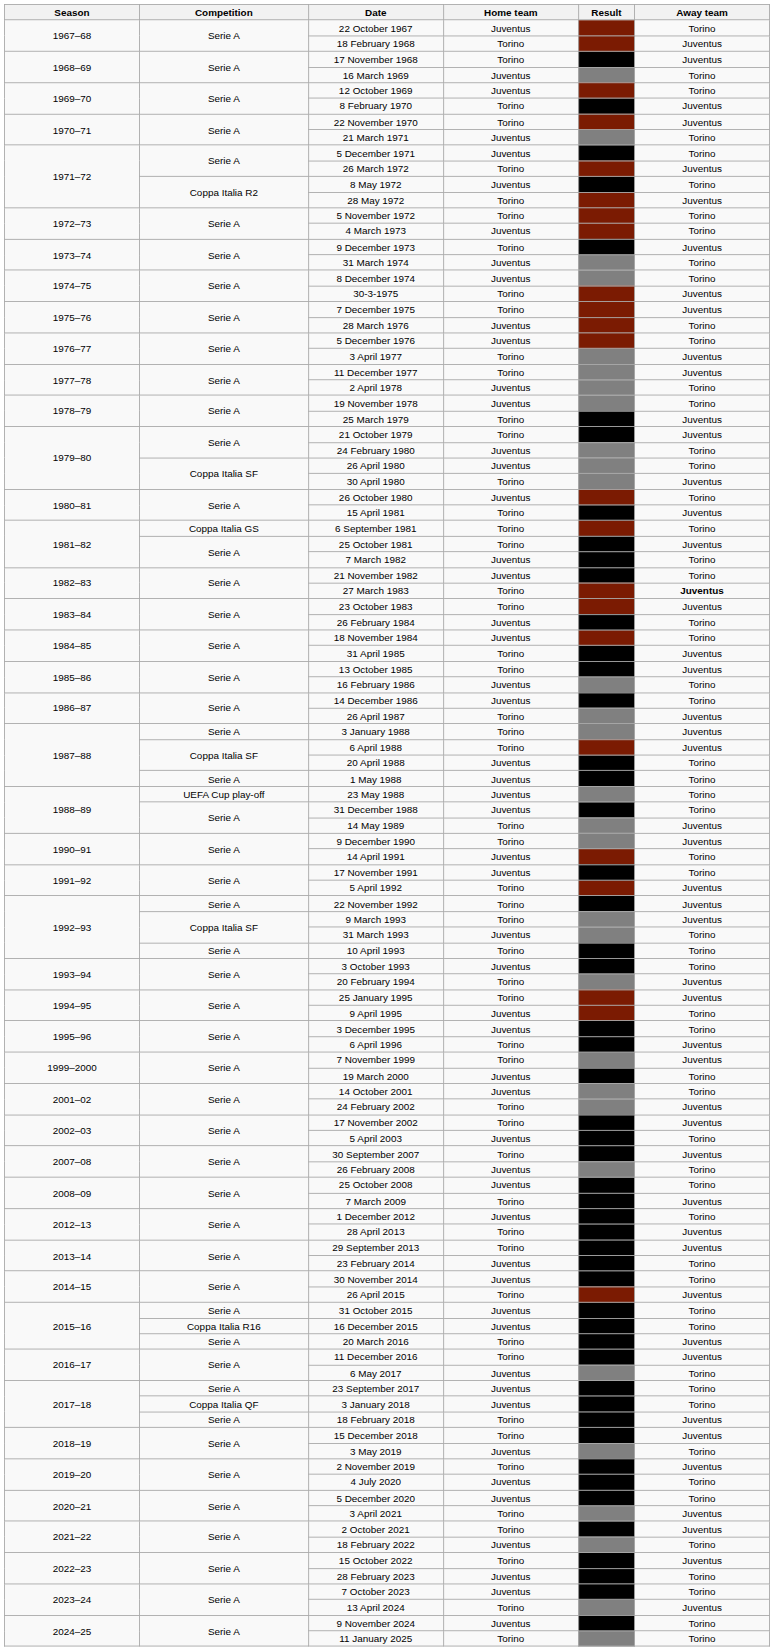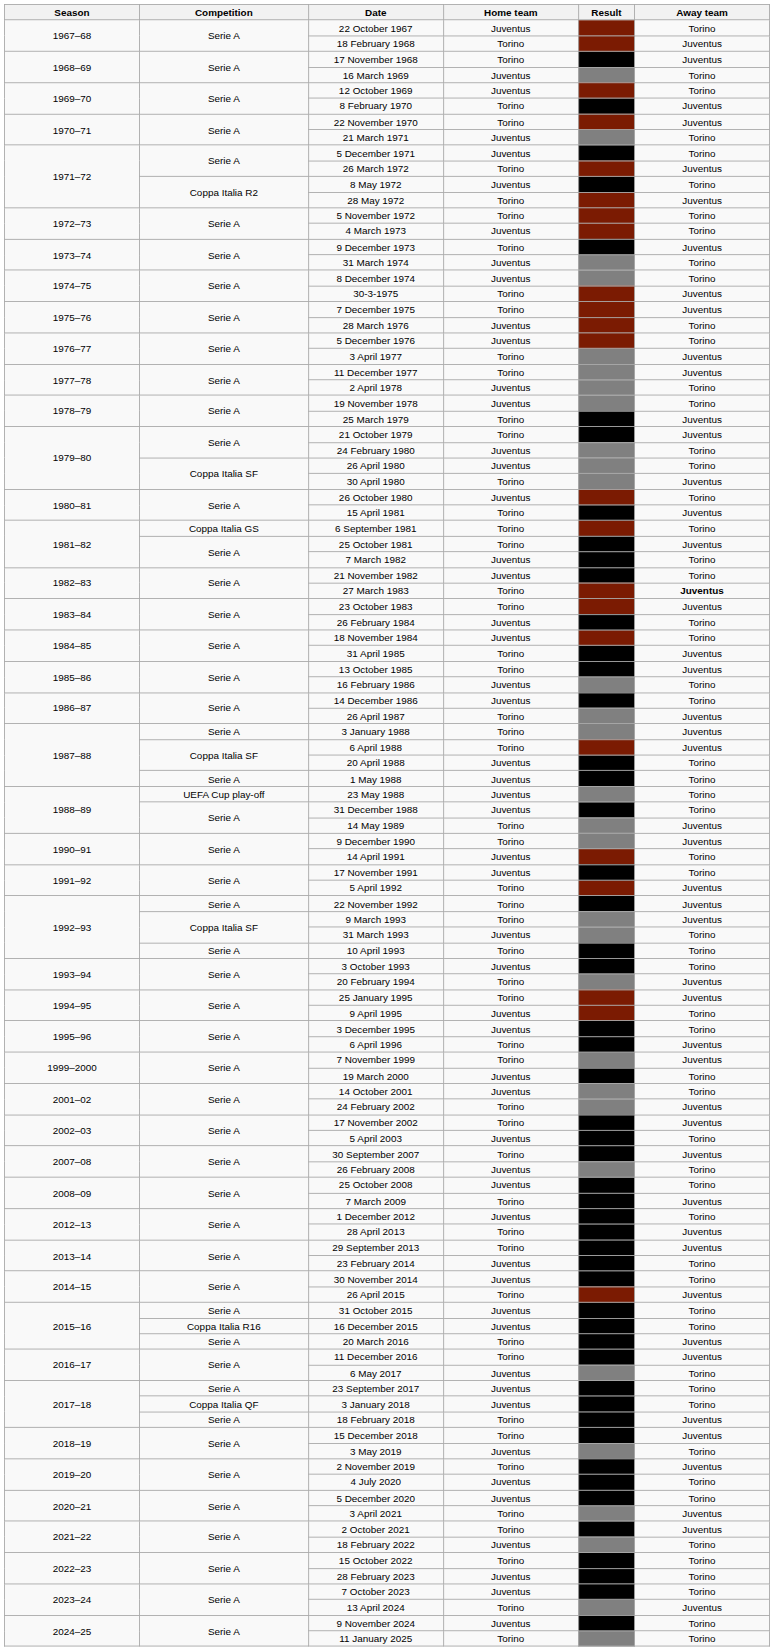(702, 1560) Juventus -> (702, 1560) Torino
